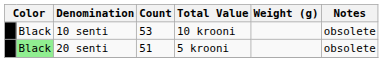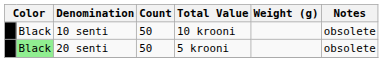(146, 31) 53 -> (146, 31) 50
(146, 48) 51 -> (146, 48) 50
